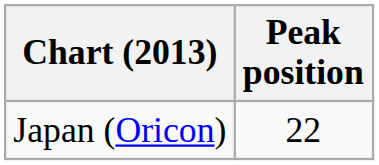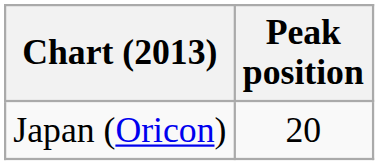(303, 129) 22 -> (303, 129) 20
